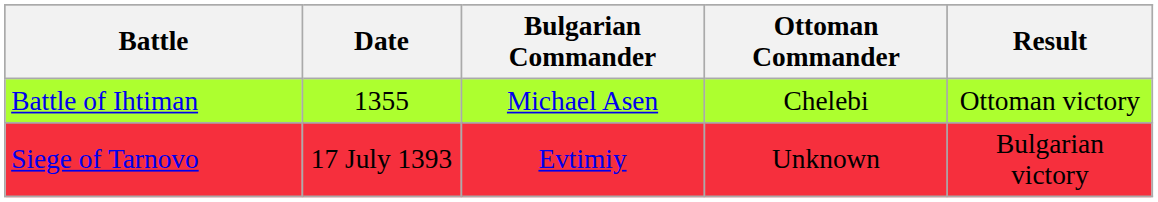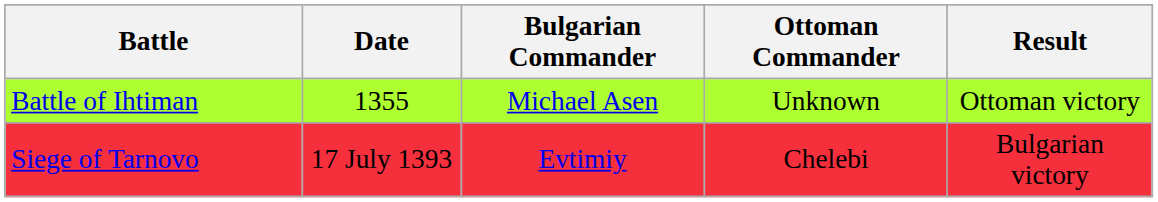(826, 100) Chelebi -> (826, 100) Unknown
(826, 159) Unknown -> (826, 159) Chelebi
